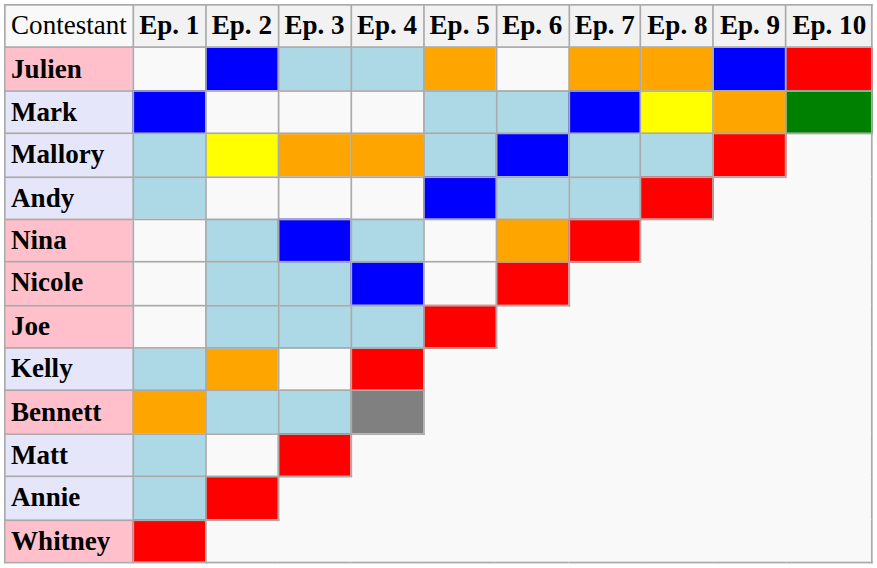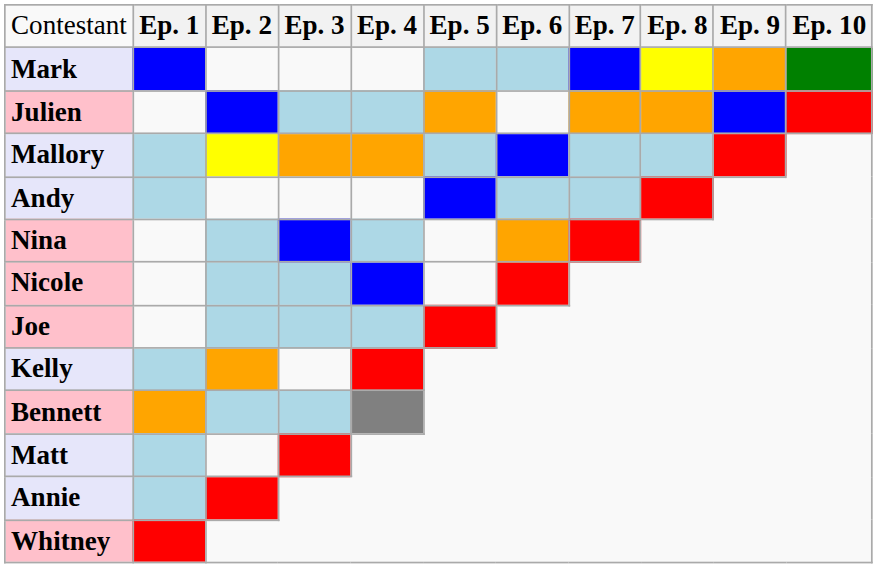rows swapped: (44, 111) <-> (46, 68)
